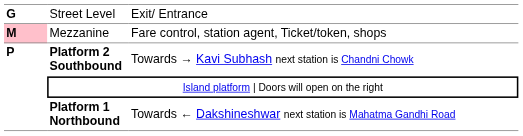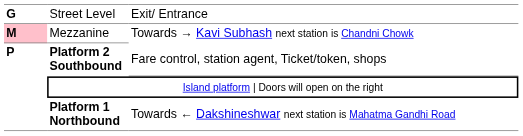(259, 33) Fare control, station agent, Ticket/token, shops -> (272, 33) Towards → Kavi Subhash next station is Chandni Chowk
(272, 59) Towards → Kavi Subhash next station is Chandni Chowk -> (259, 59) Fare control, station agent, Ticket/token, shops
